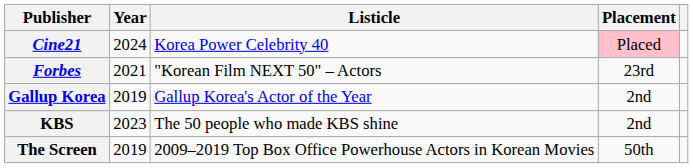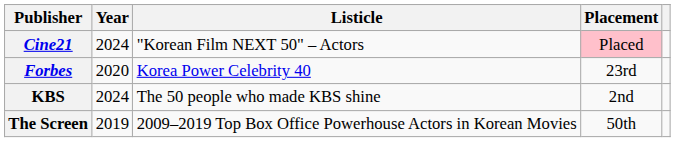(241, 44) Korea Power Celebrity 40 -> (250, 44) "Korean Film NEXT 50" – Actors
(130, 70) 2021 -> (112, 70) 2020
(268, 70) "Korean Film NEXT 50" – Actors -> (224, 70) Korea Power Celebrity 40
- row: (57, 96)
(130, 123) 2023 -> (112, 96) 2024
